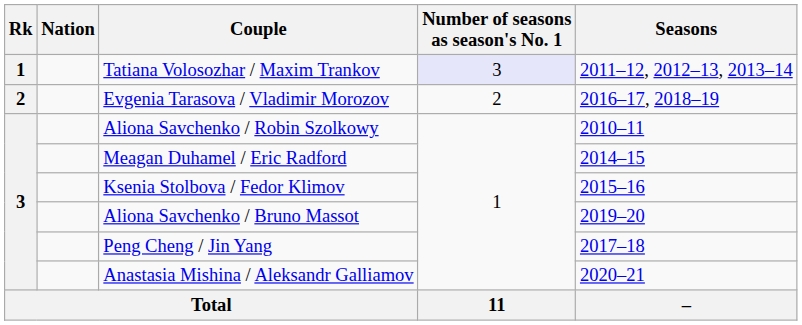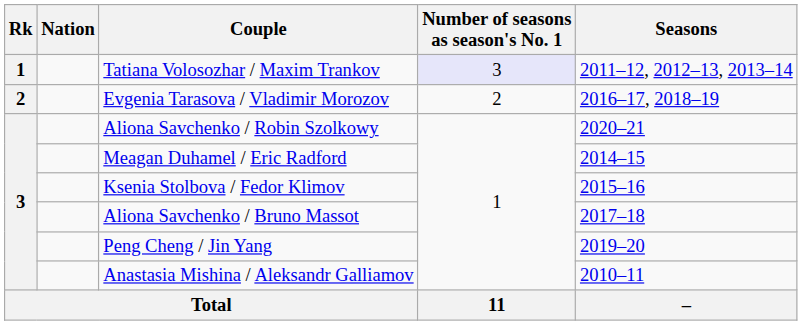(612, 128) 2010–11 -> (612, 128) 2020–21
(612, 216) 2019–20 -> (612, 216) 2017–18
(612, 246) 2017–18 -> (612, 246) 2019–20
(612, 275) 2020–21 -> (612, 275) 2010–11
